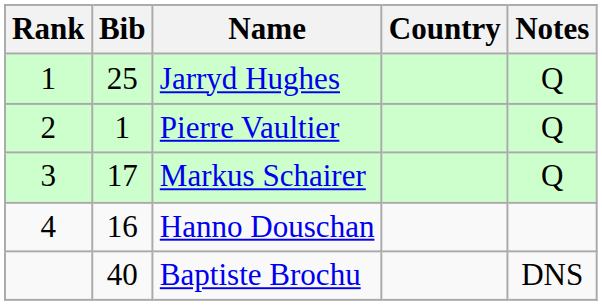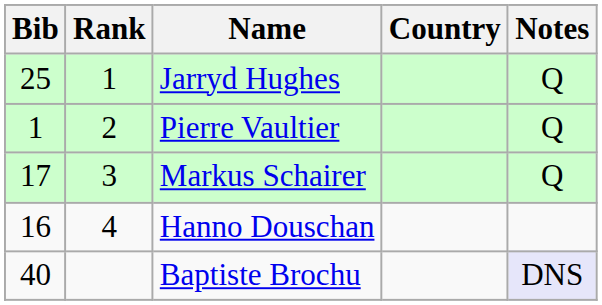columns swapped: (48, 29) <-> (122, 29)
(552, 275) no background -> (552, 275) lavender background
